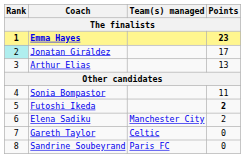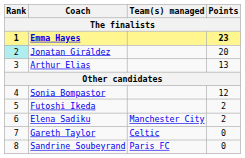(224, 52) 17 -> (224, 52) 20
(224, 92) 11 -> (224, 92) 12
(224, 106) bold -> (224, 106) normal
